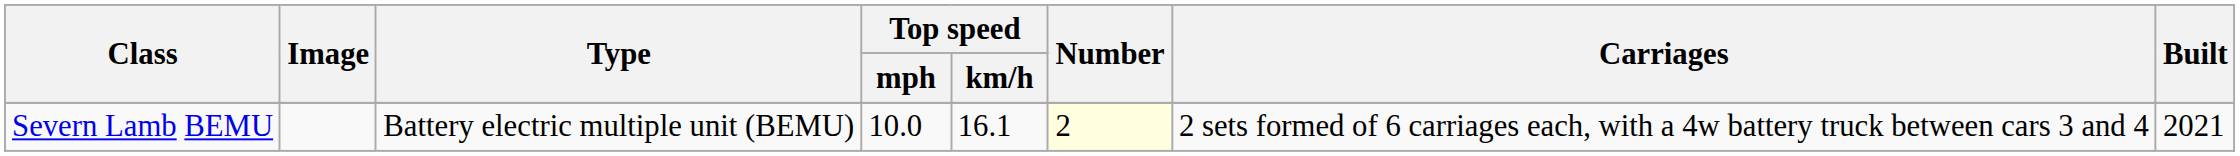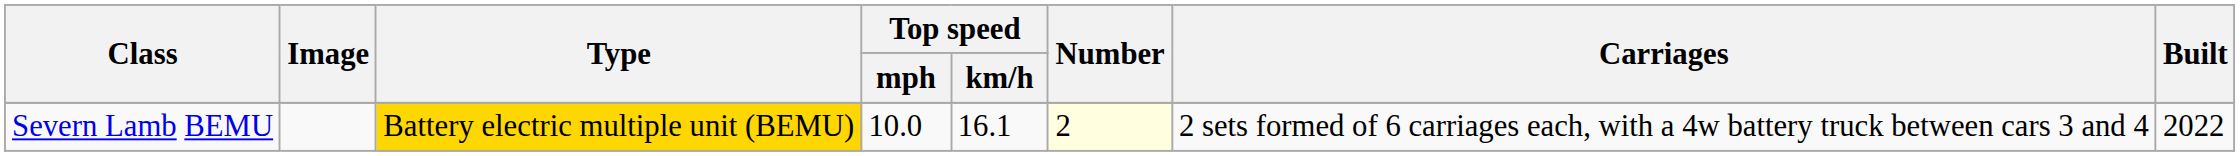(619, 126) no background -> (619, 126) gold background
(2194, 126) 2021 -> (2194, 126) 2022
